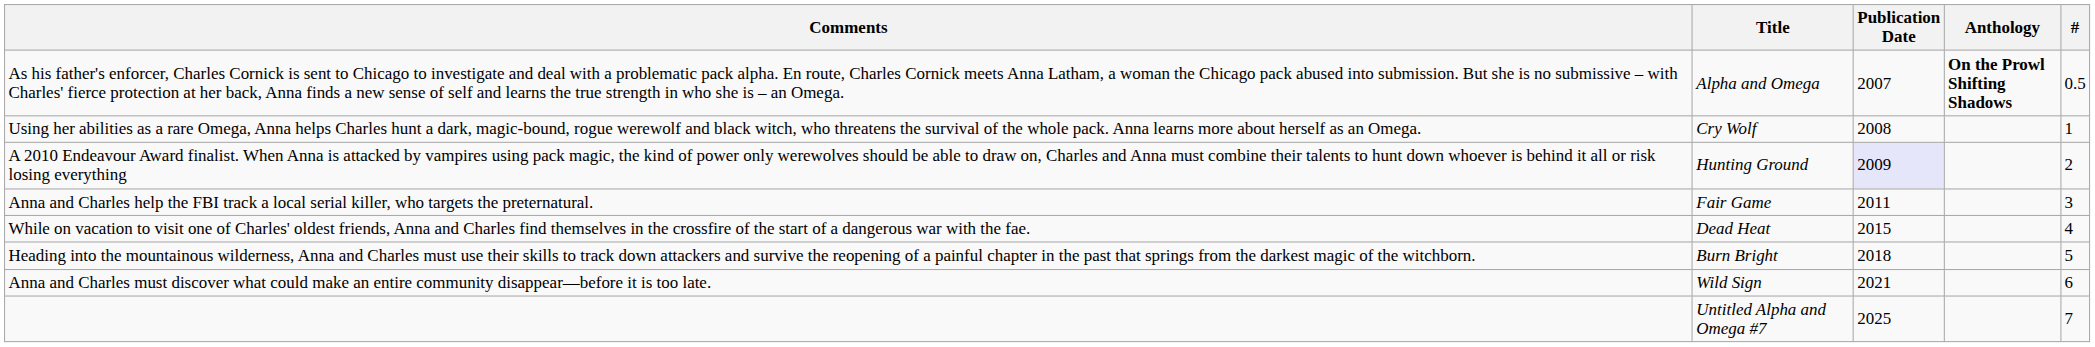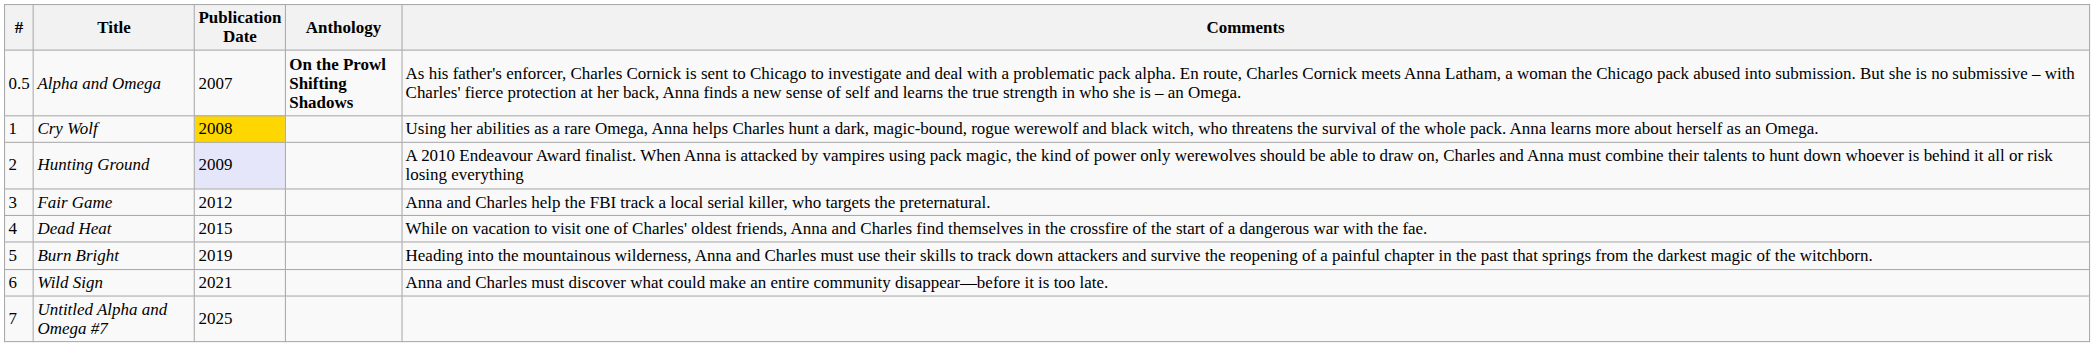columns swapped: (2075, 27) <-> (848, 27)
(1874, 128) no background -> (215, 128) gold background
(1874, 201) 2011 -> (215, 201) 2012
(1874, 255) 2018 -> (215, 255) 2019
